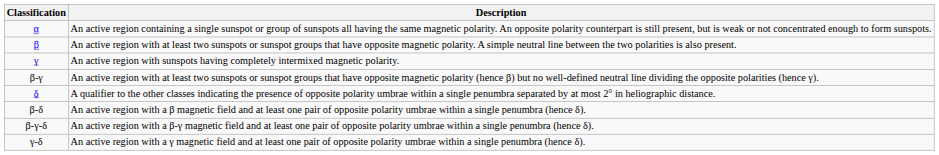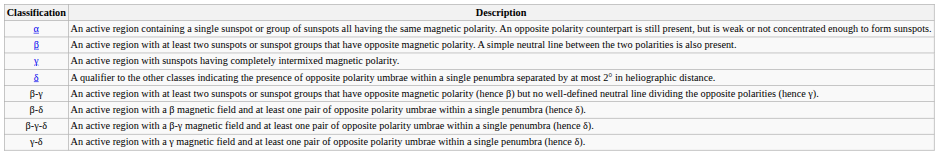rows swapped: (36, 77) <-> (36, 93)
